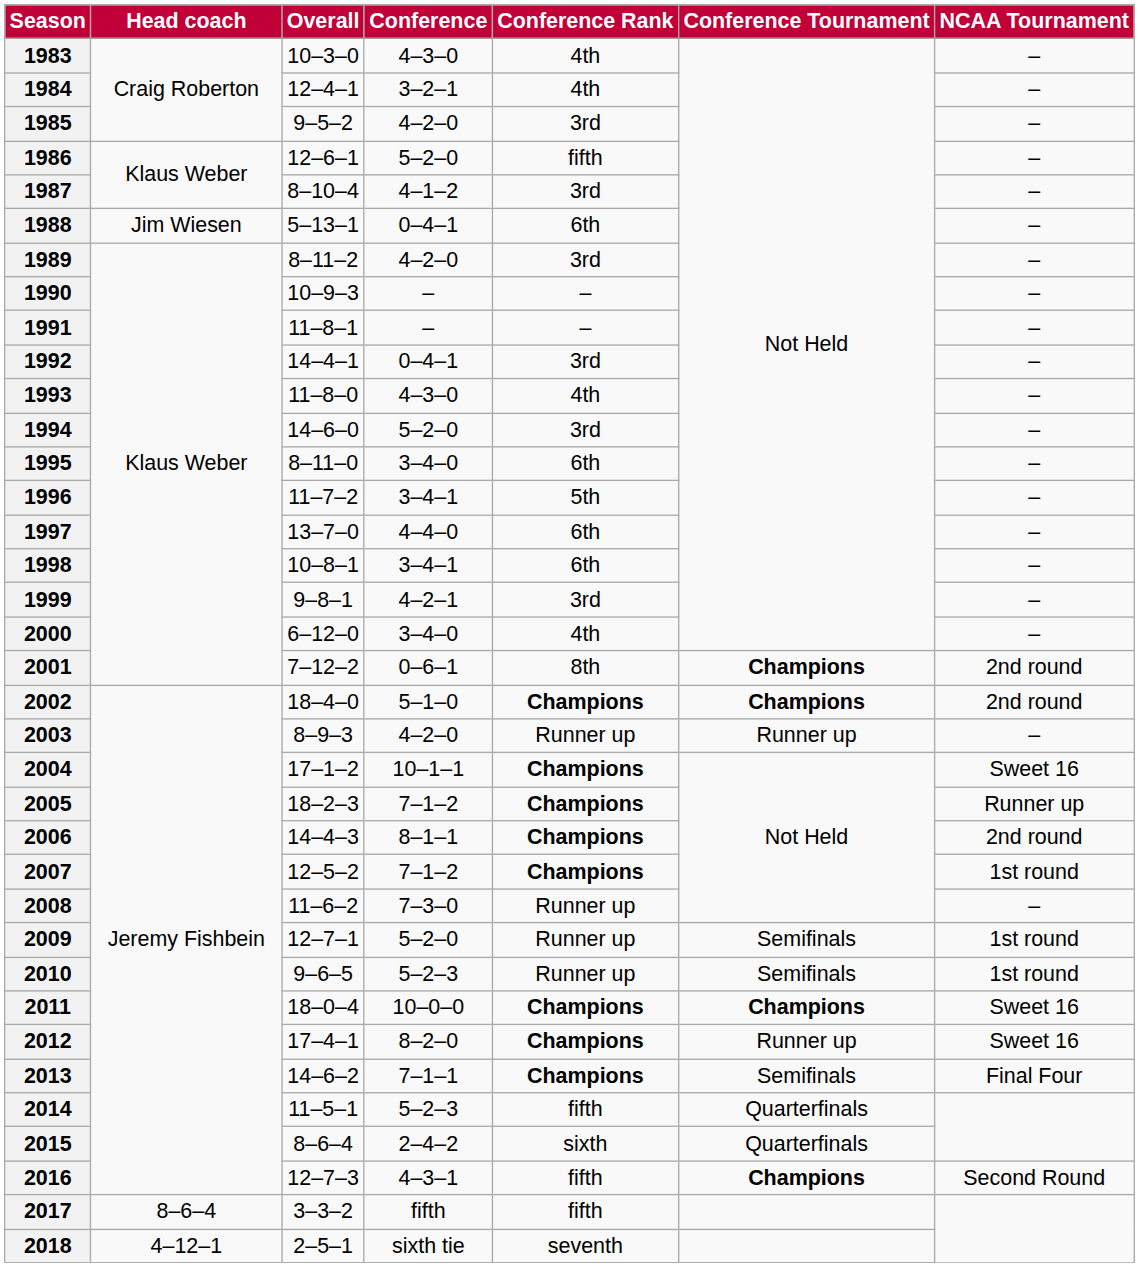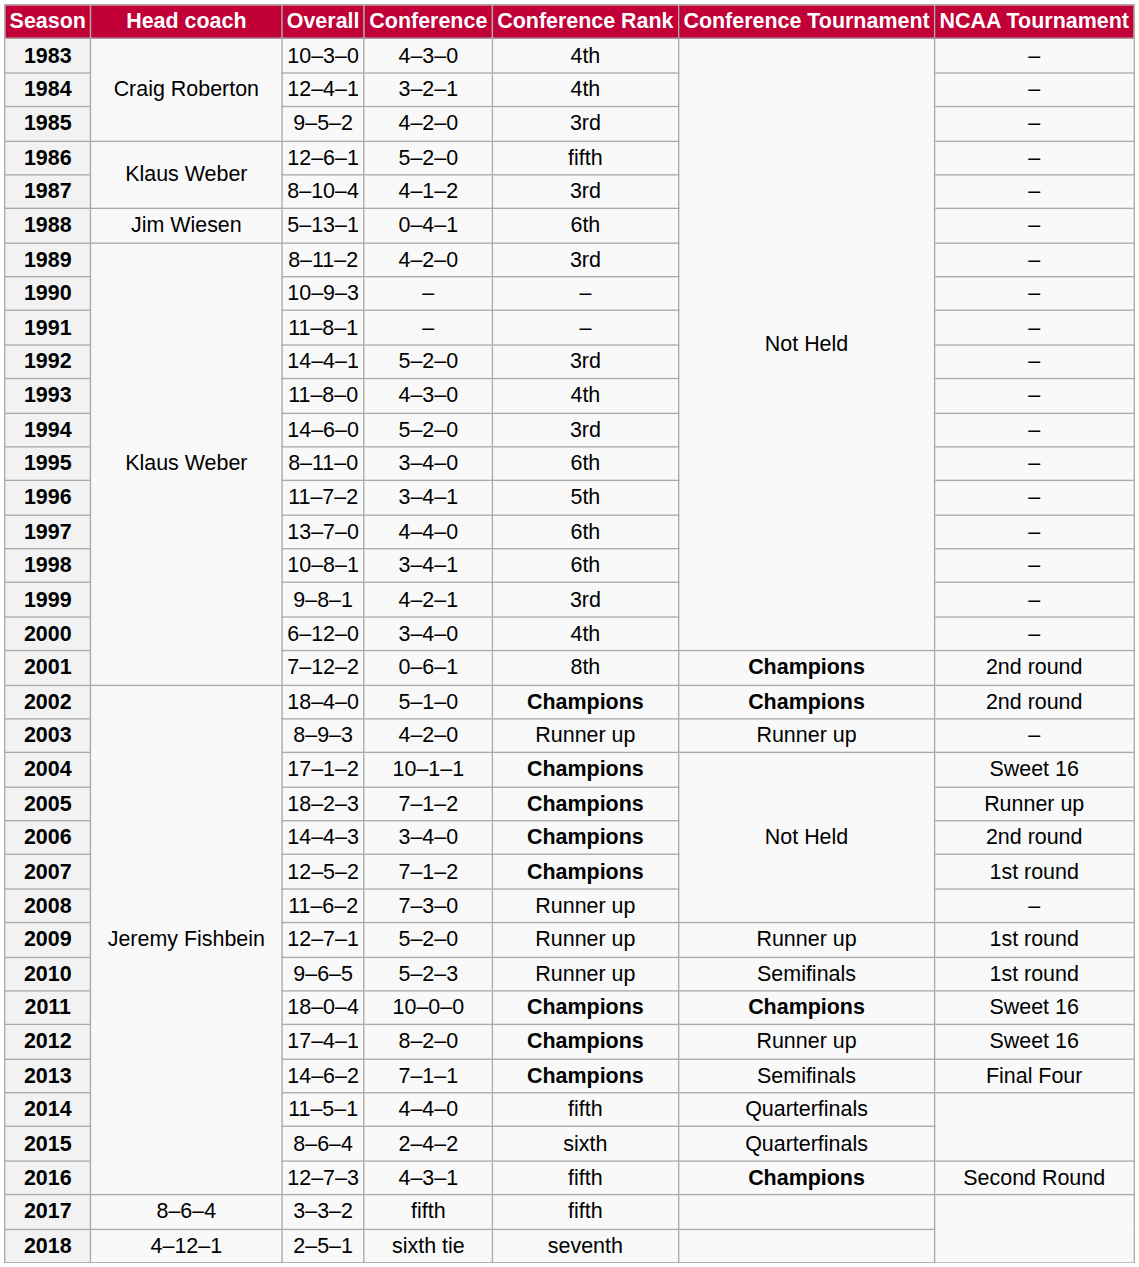(428, 361) 0–4–1 -> (428, 361) 5–2–0
(428, 837) 8–1–1 -> (428, 837) 3–4–0
(807, 939) Semifinals -> (807, 939) Runner up
(428, 1109) 5–2–3 -> (428, 1109) 4–4–0
